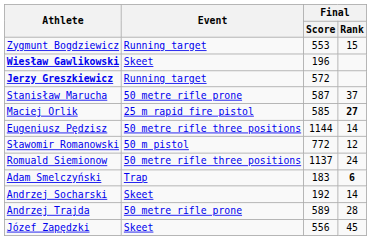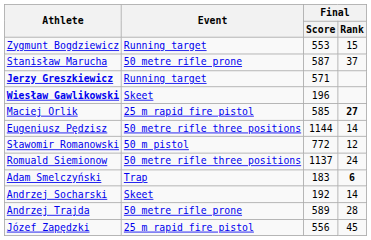rows swapped: (63, 62) <-> (57, 95)
(321, 78) 572 -> (321, 78) 571
(139, 227) Skeet -> (189, 227) 25 m rapid fire pistol
